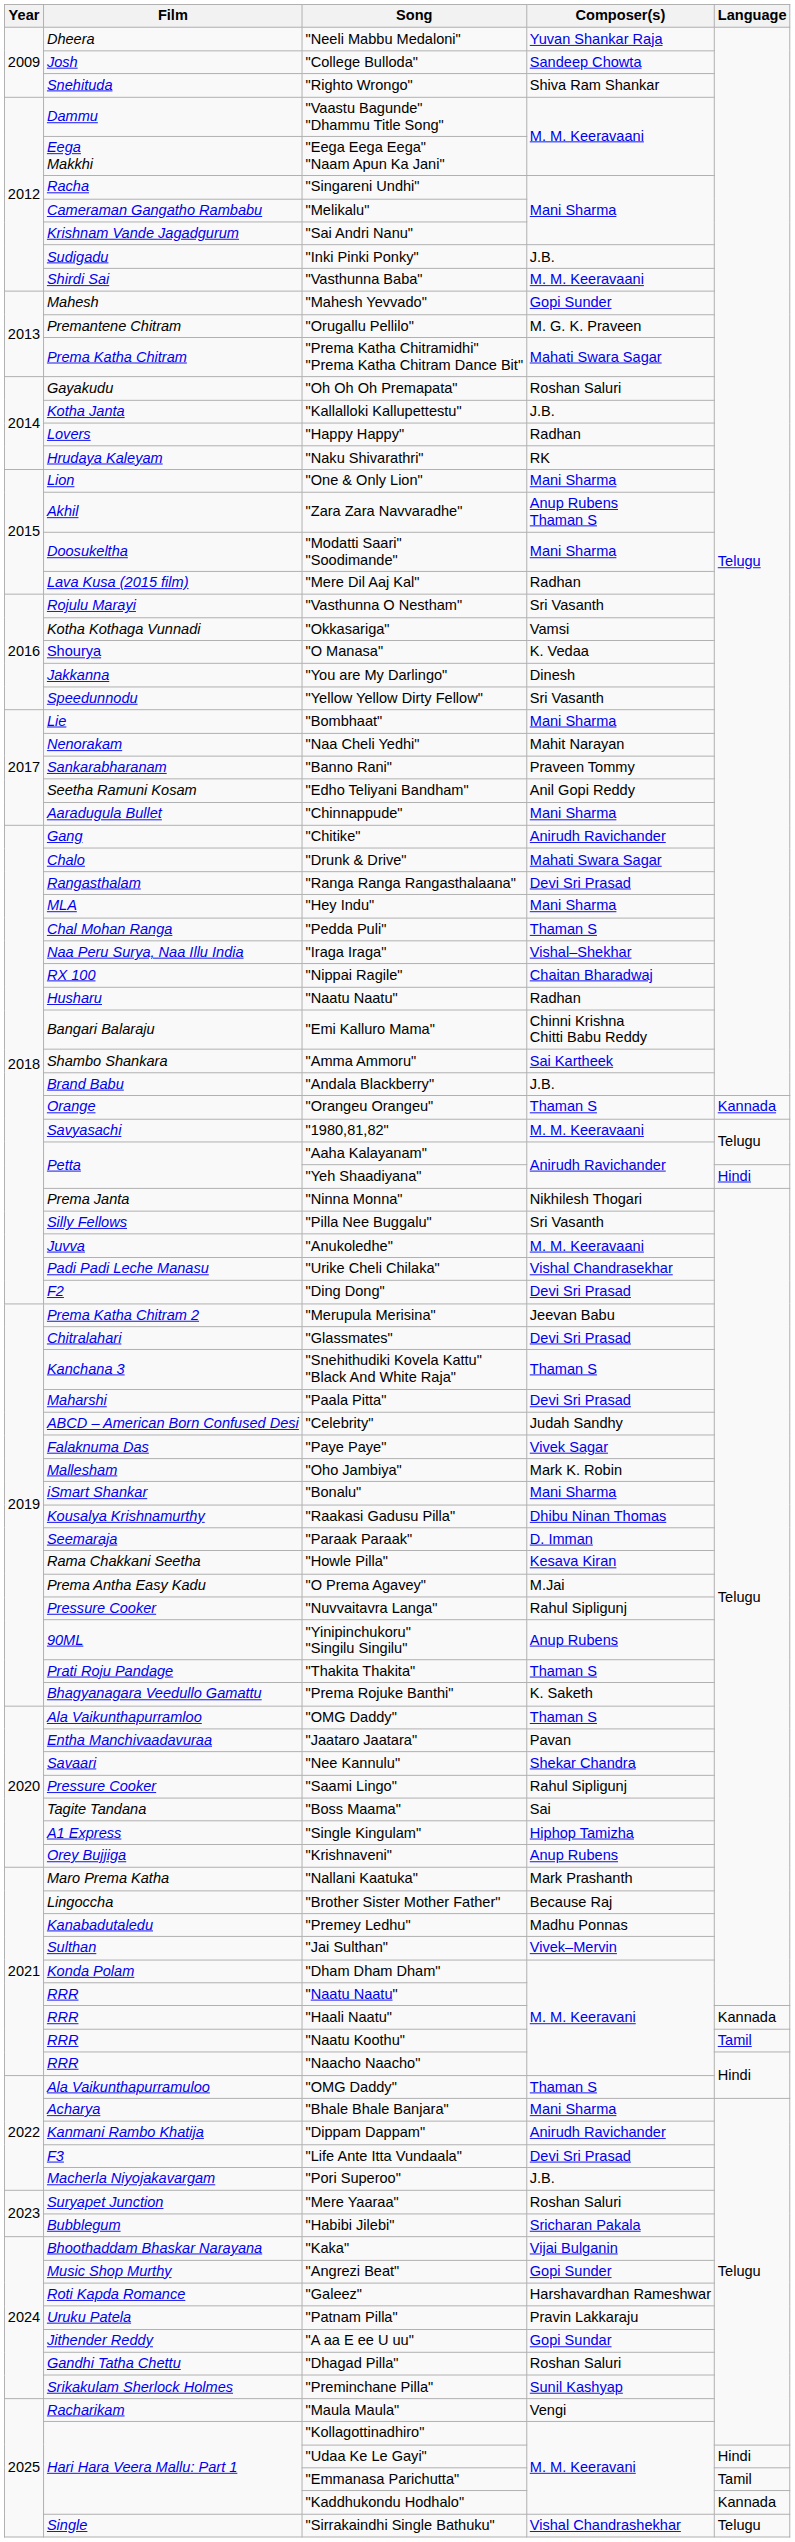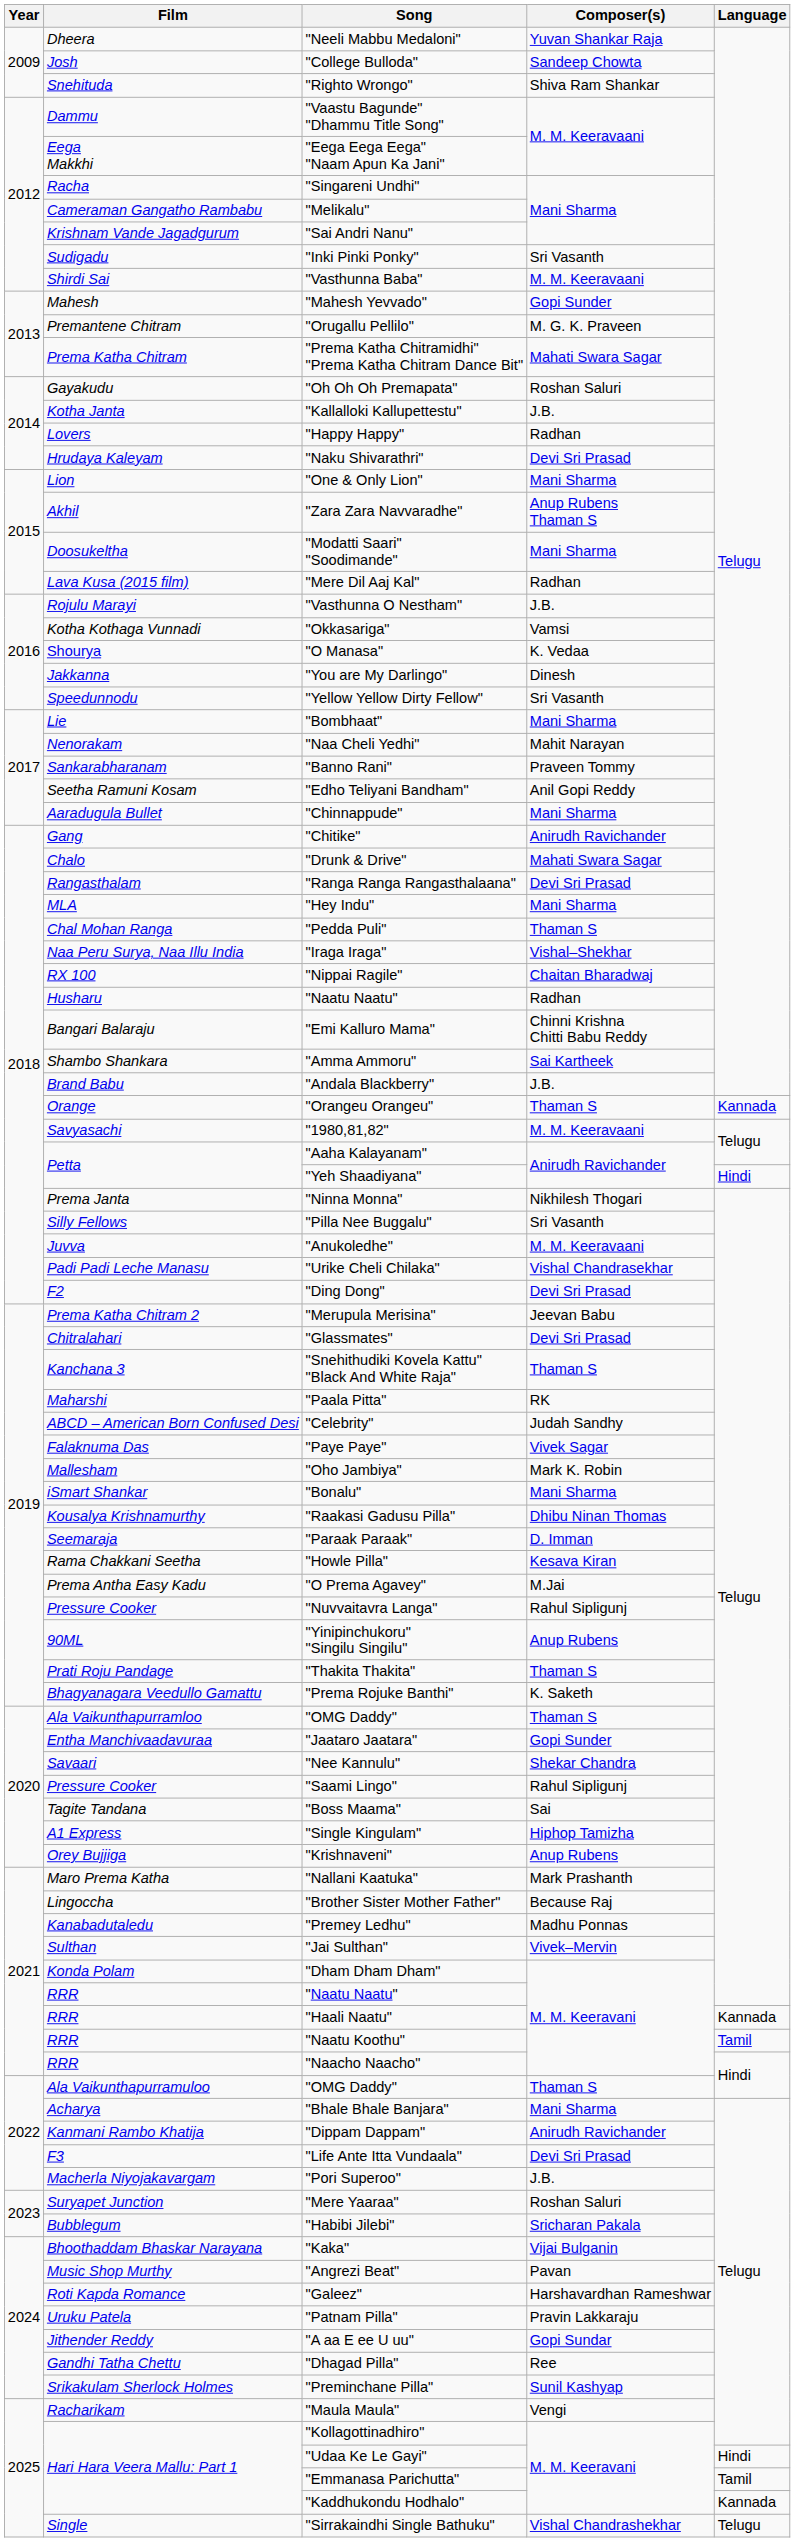(542, 256) J.B. -> (567, 256) Sri Vasanth
(540, 457) RK -> (580, 457) Devi Sri Prasad
(567, 605) Sri Vasanth -> (542, 605) J.B.
(580, 1400) Devi Sri Prasad -> (540, 1400) RK
(550, 1740) Pavan -> (571, 1740) Gopi Sunder
(571, 2271) Gopi Sunder -> (550, 2271) Pavan
(576, 2363) Roshan Saluri -> (543, 2363) Ree
